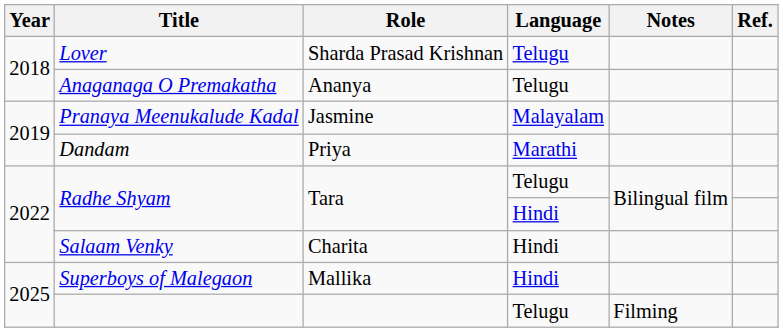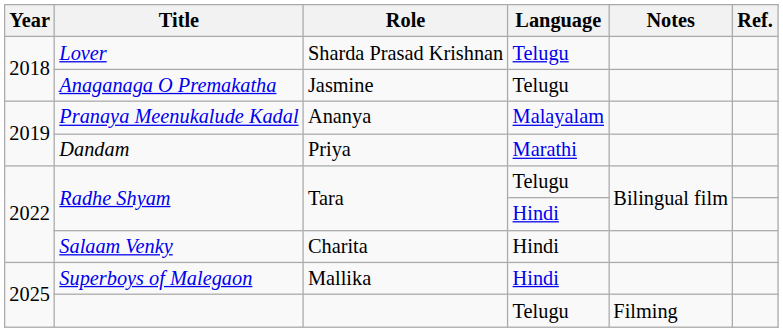(340, 85) Ananya -> (341, 85) Jasmine
(341, 117) Jasmine -> (340, 117) Ananya
